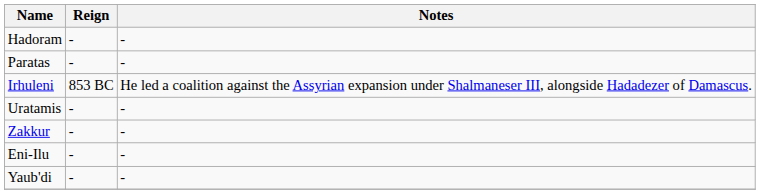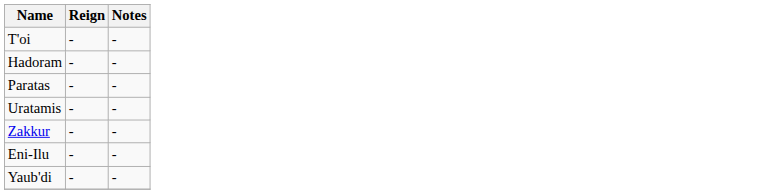+ row: (19, 39)
- row: (31, 85)
